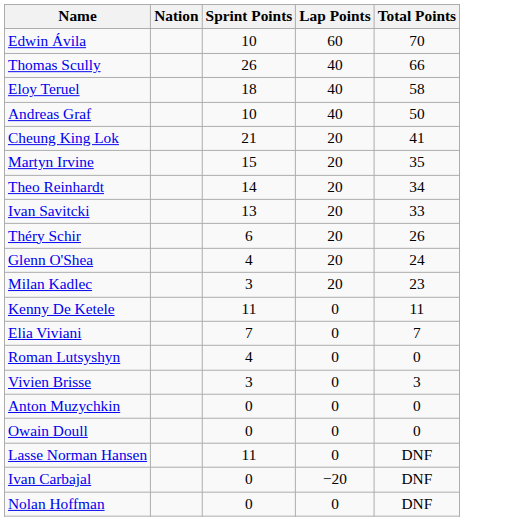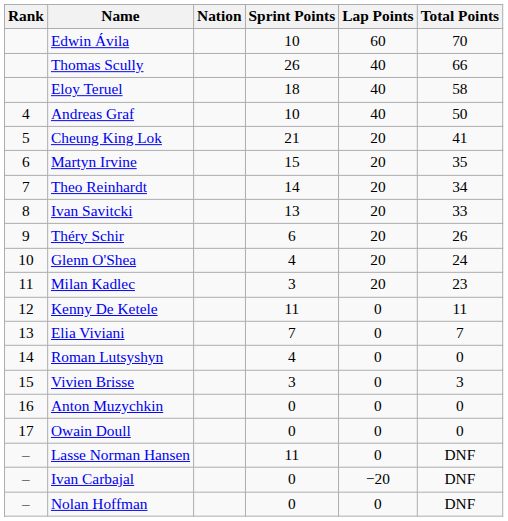+ column: (26, 16)
